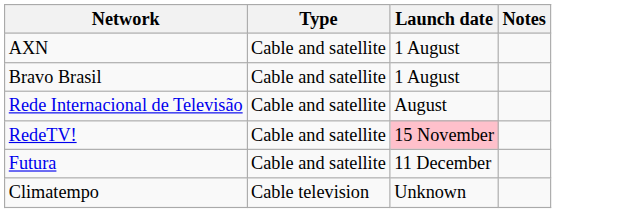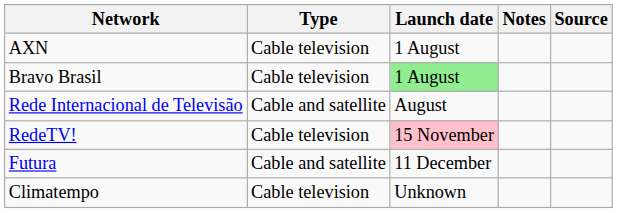+ column: (581, 18)
(318, 47) Cable and satellite -> (310, 47) Cable television
(318, 76) Cable and satellite -> (310, 76) Cable television
(427, 76) no background -> (427, 76) lightgreen background
(318, 134) Cable and satellite -> (310, 134) Cable television
